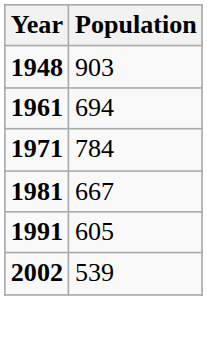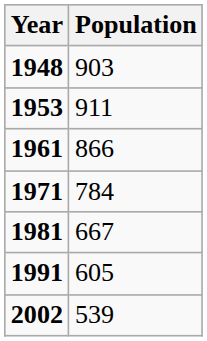+ row: (37, 107)
(95, 107) 694 -> (95, 149) 866
